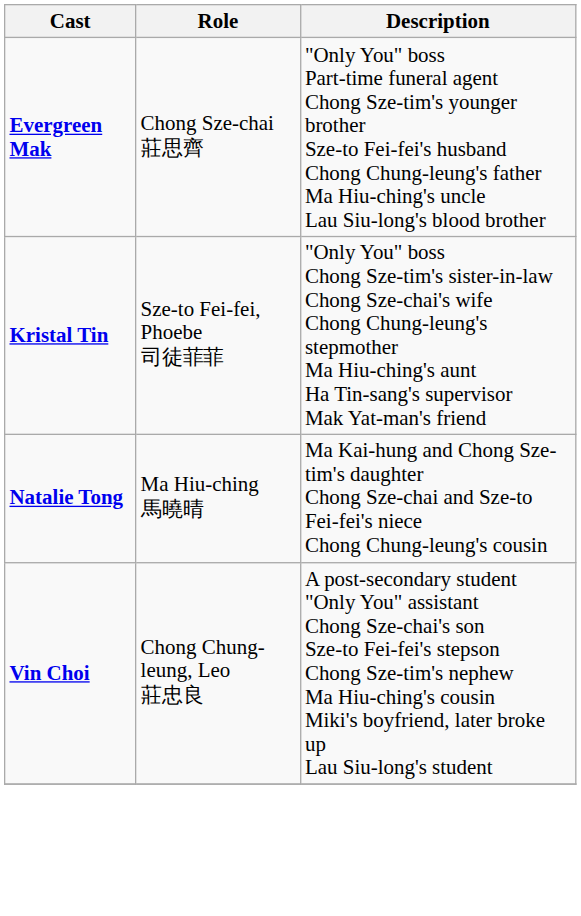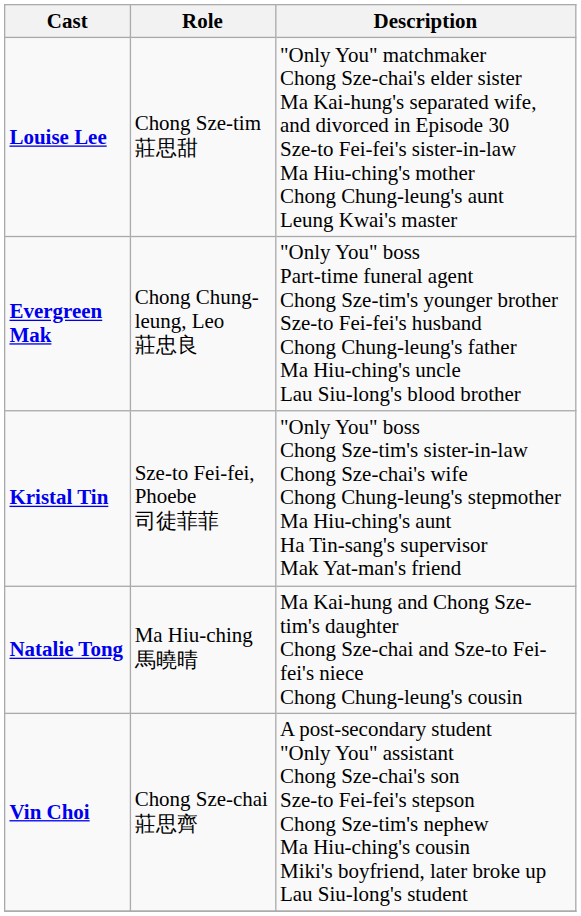+ row: (58, 136)
(207, 135) Chong Sze-chai 莊思齊 -> (197, 322) Chong Chung-leung, Leo 莊忠良
(203, 671) Chong Chung-leung, Leo 莊忠良 -> (201, 810) Chong Sze-chai 莊思齊
